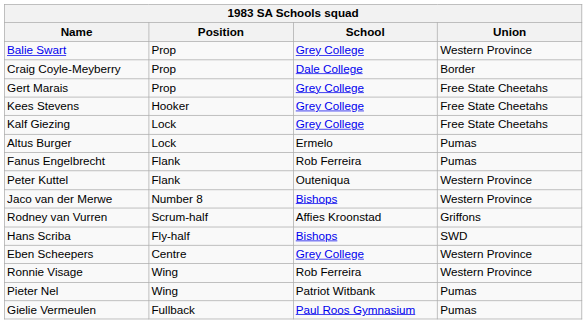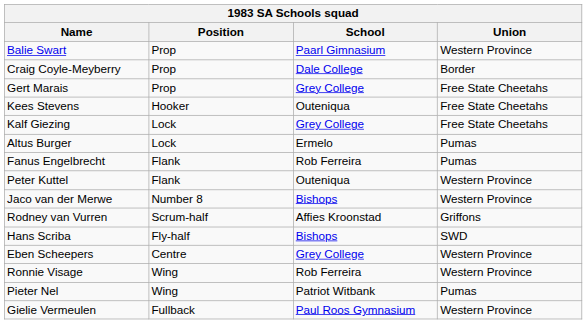(330, 50) Grey College -> (341, 50) Paarl Gimnasium
(330, 106) Grey College -> (323, 106) Outeniqua
(458, 310) Pumas -> (486, 310) Western Province
